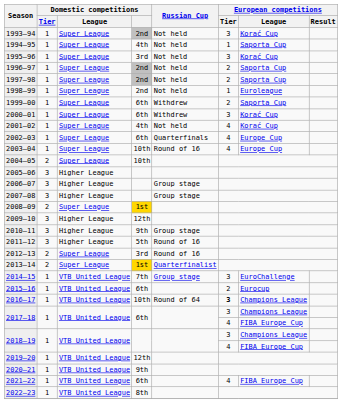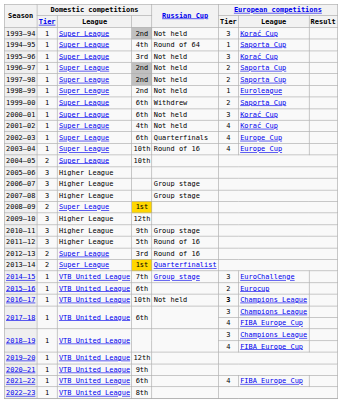(171, 45) Not held -> (177, 45) Round of 64
(171, 115) Withdrew -> (171, 115) Not held
(177, 300) Round of 64 -> (171, 300) Not held
